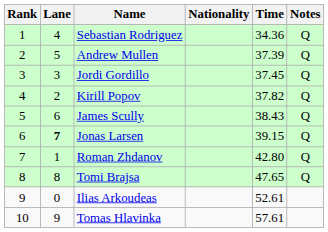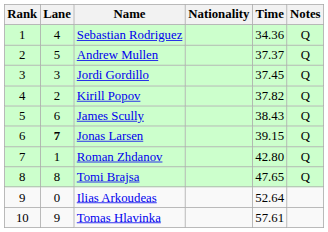(270, 55) 37.39 -> (270, 55) 37.37
(270, 197) 52.61 -> (270, 197) 52.64
